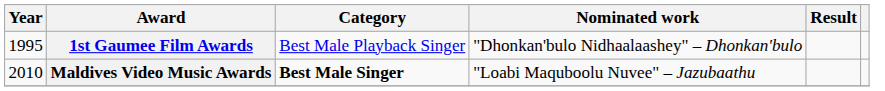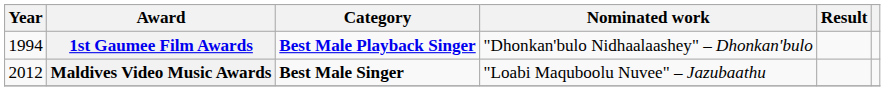(26, 45) 1995 -> (26, 45) 1994
(372, 45) normal -> (378, 45) bold
(26, 72) 2010 -> (26, 72) 2012
